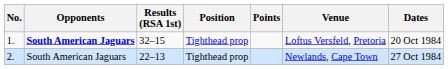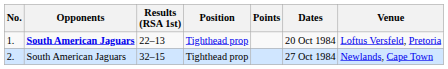columns swapped: (416, 18) <-> (335, 18)
(152, 40) 32–15 -> (152, 40) 22–13
(152, 56) 22–13 -> (152, 56) 32–15
